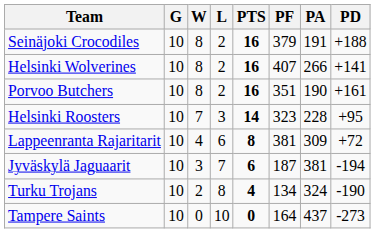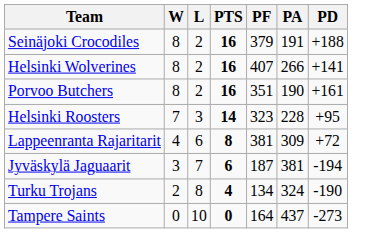- column: (176, 16)
